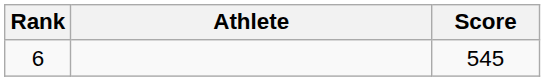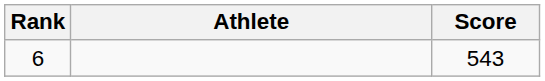(486, 57) 545 -> (486, 57) 543
